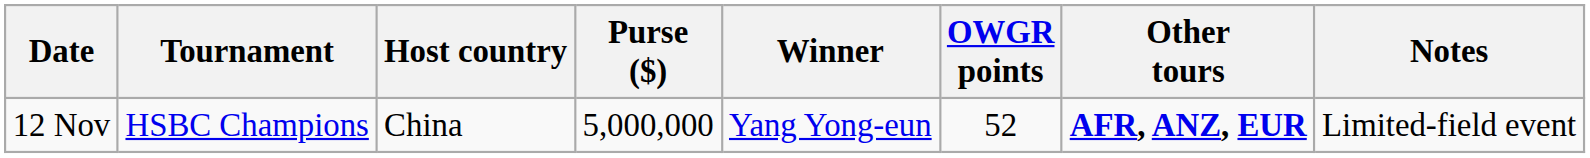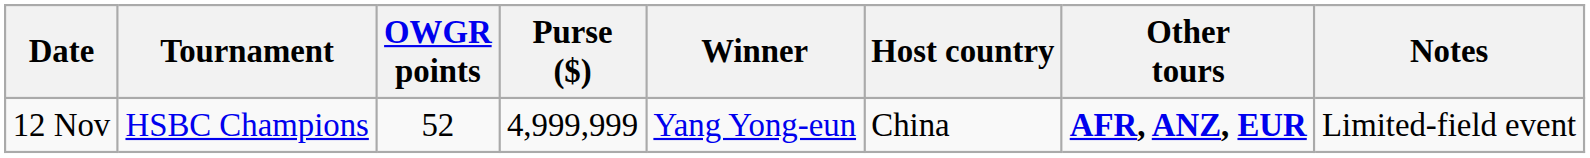columns swapped: (476, 51) <-> (1001, 51)
(648, 124) 5,000,000 -> (573, 124) 4,999,999
